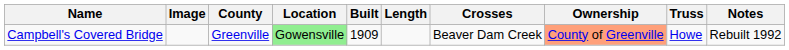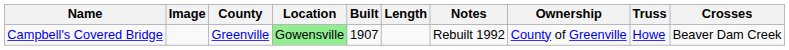columns swapped: (487, 14) <-> (746, 14)
(364, 34) 1909 -> (364, 34) 1907
(606, 34) lightsalmon background -> (569, 34) no background
